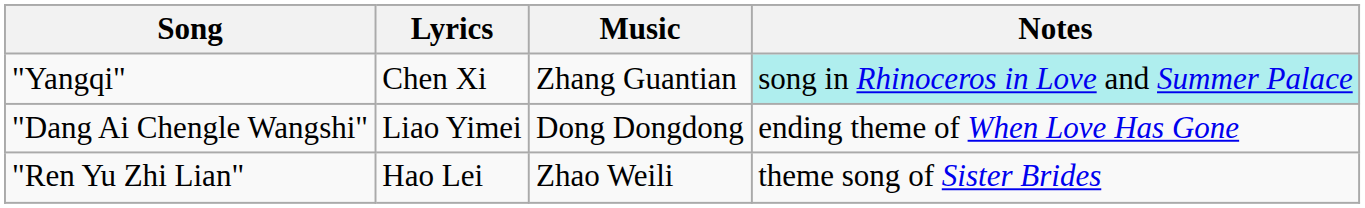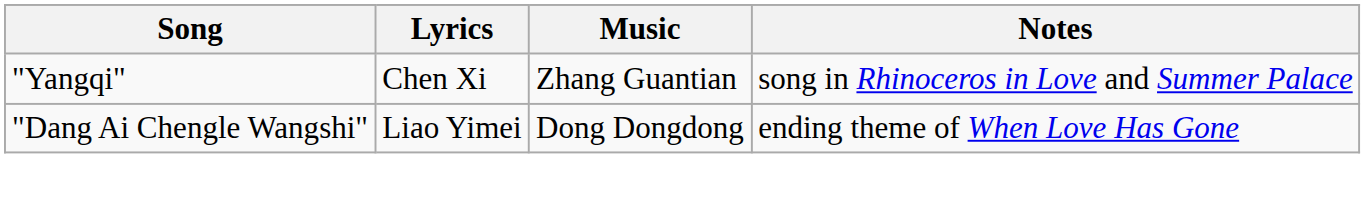(1055, 78) paleturquoise background -> (1055, 78) no background
- row: (128, 176)
